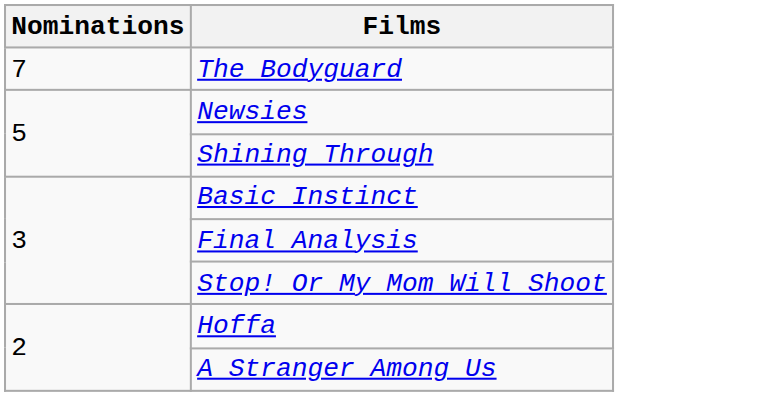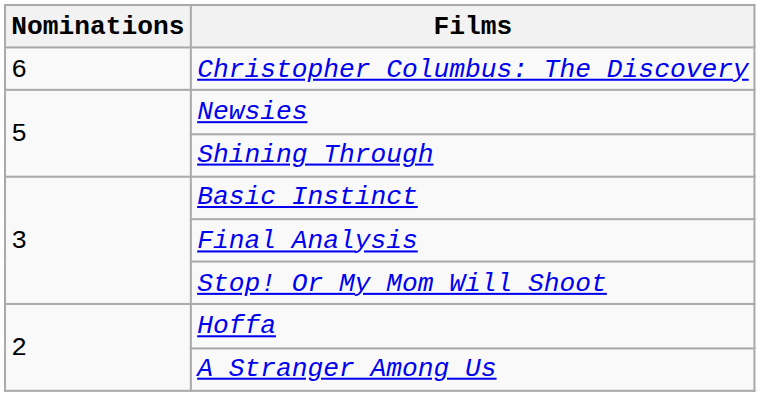- row: (300, 69)
+ row: (473, 69)
